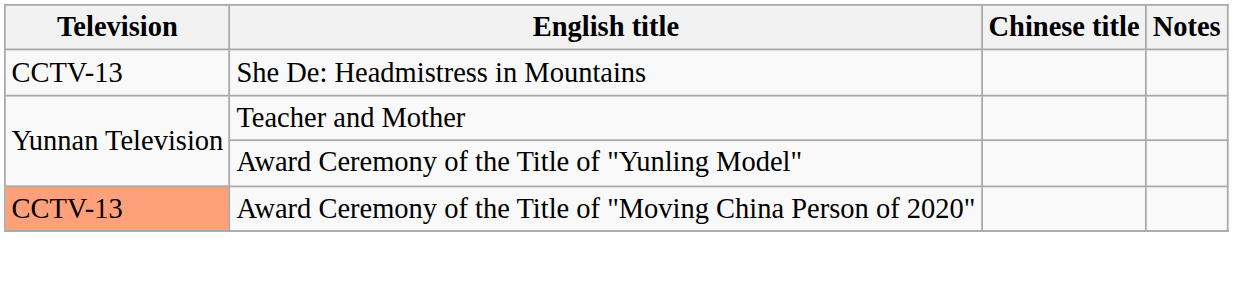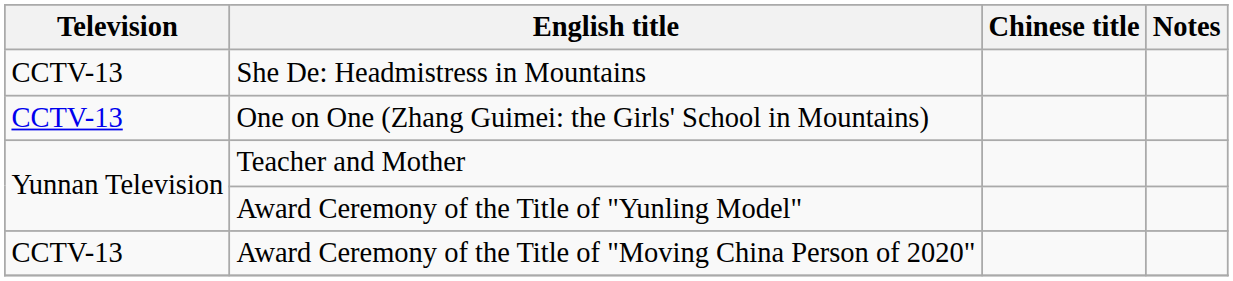+ row: (583, 117)
(67, 207) lightsalmon background -> (67, 252) no background
